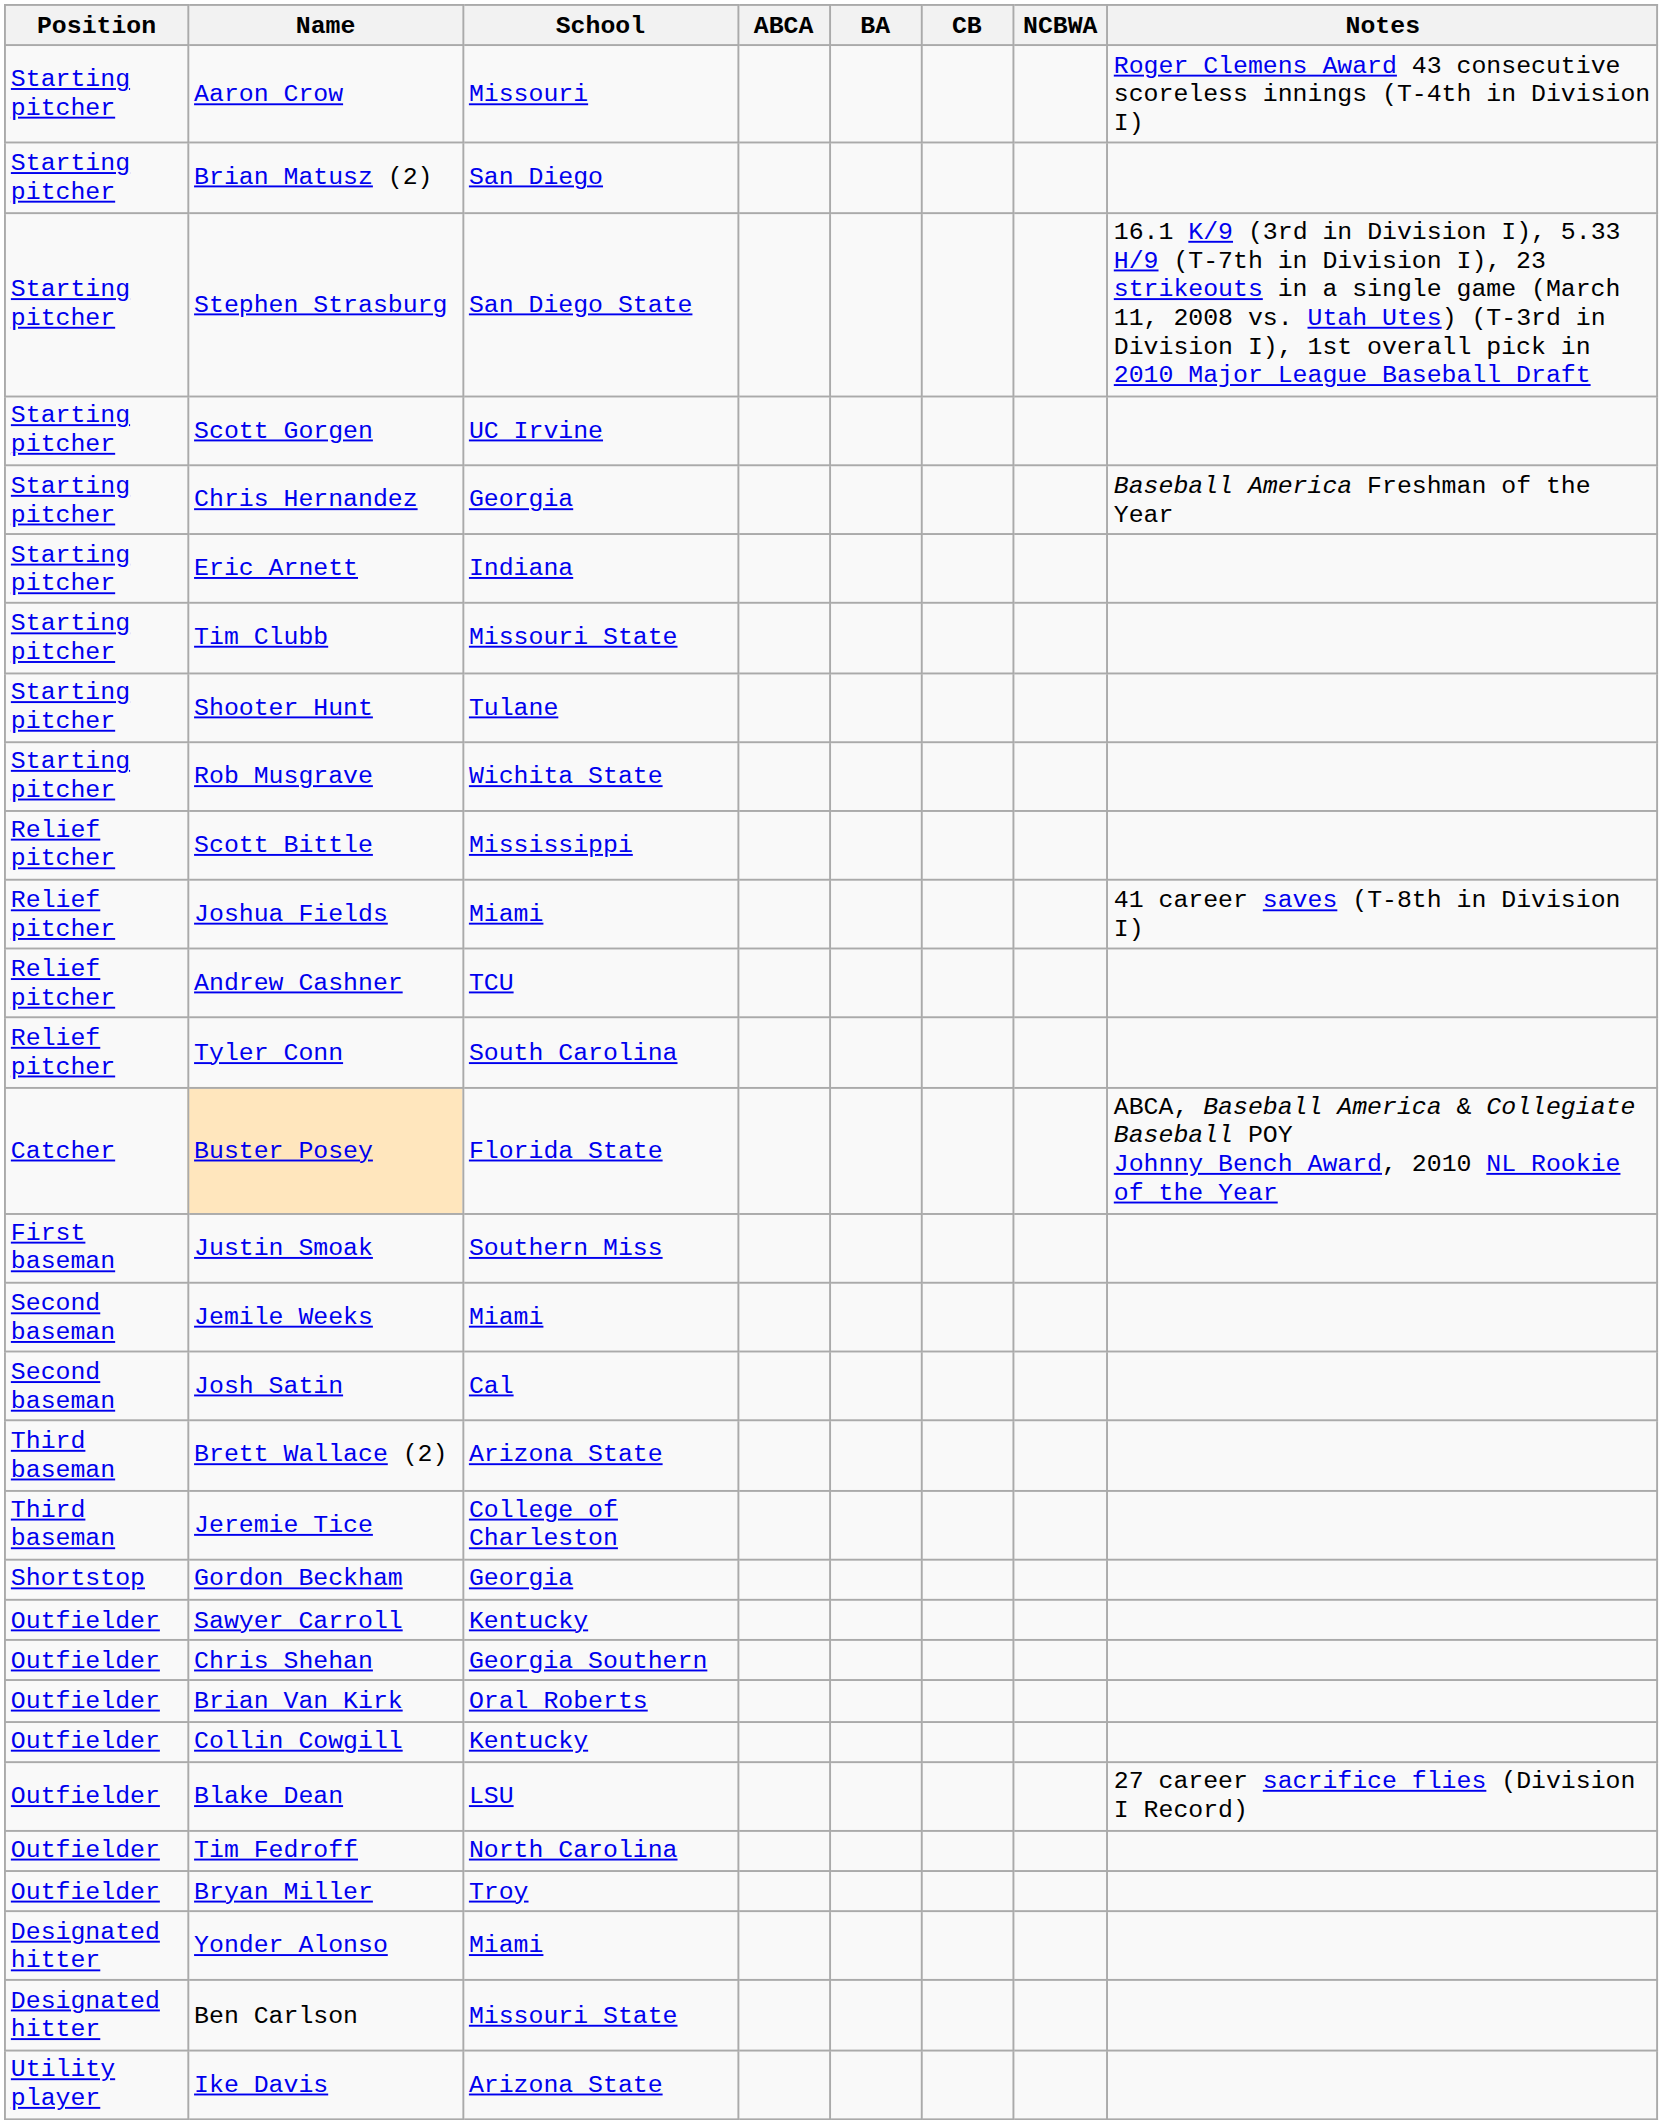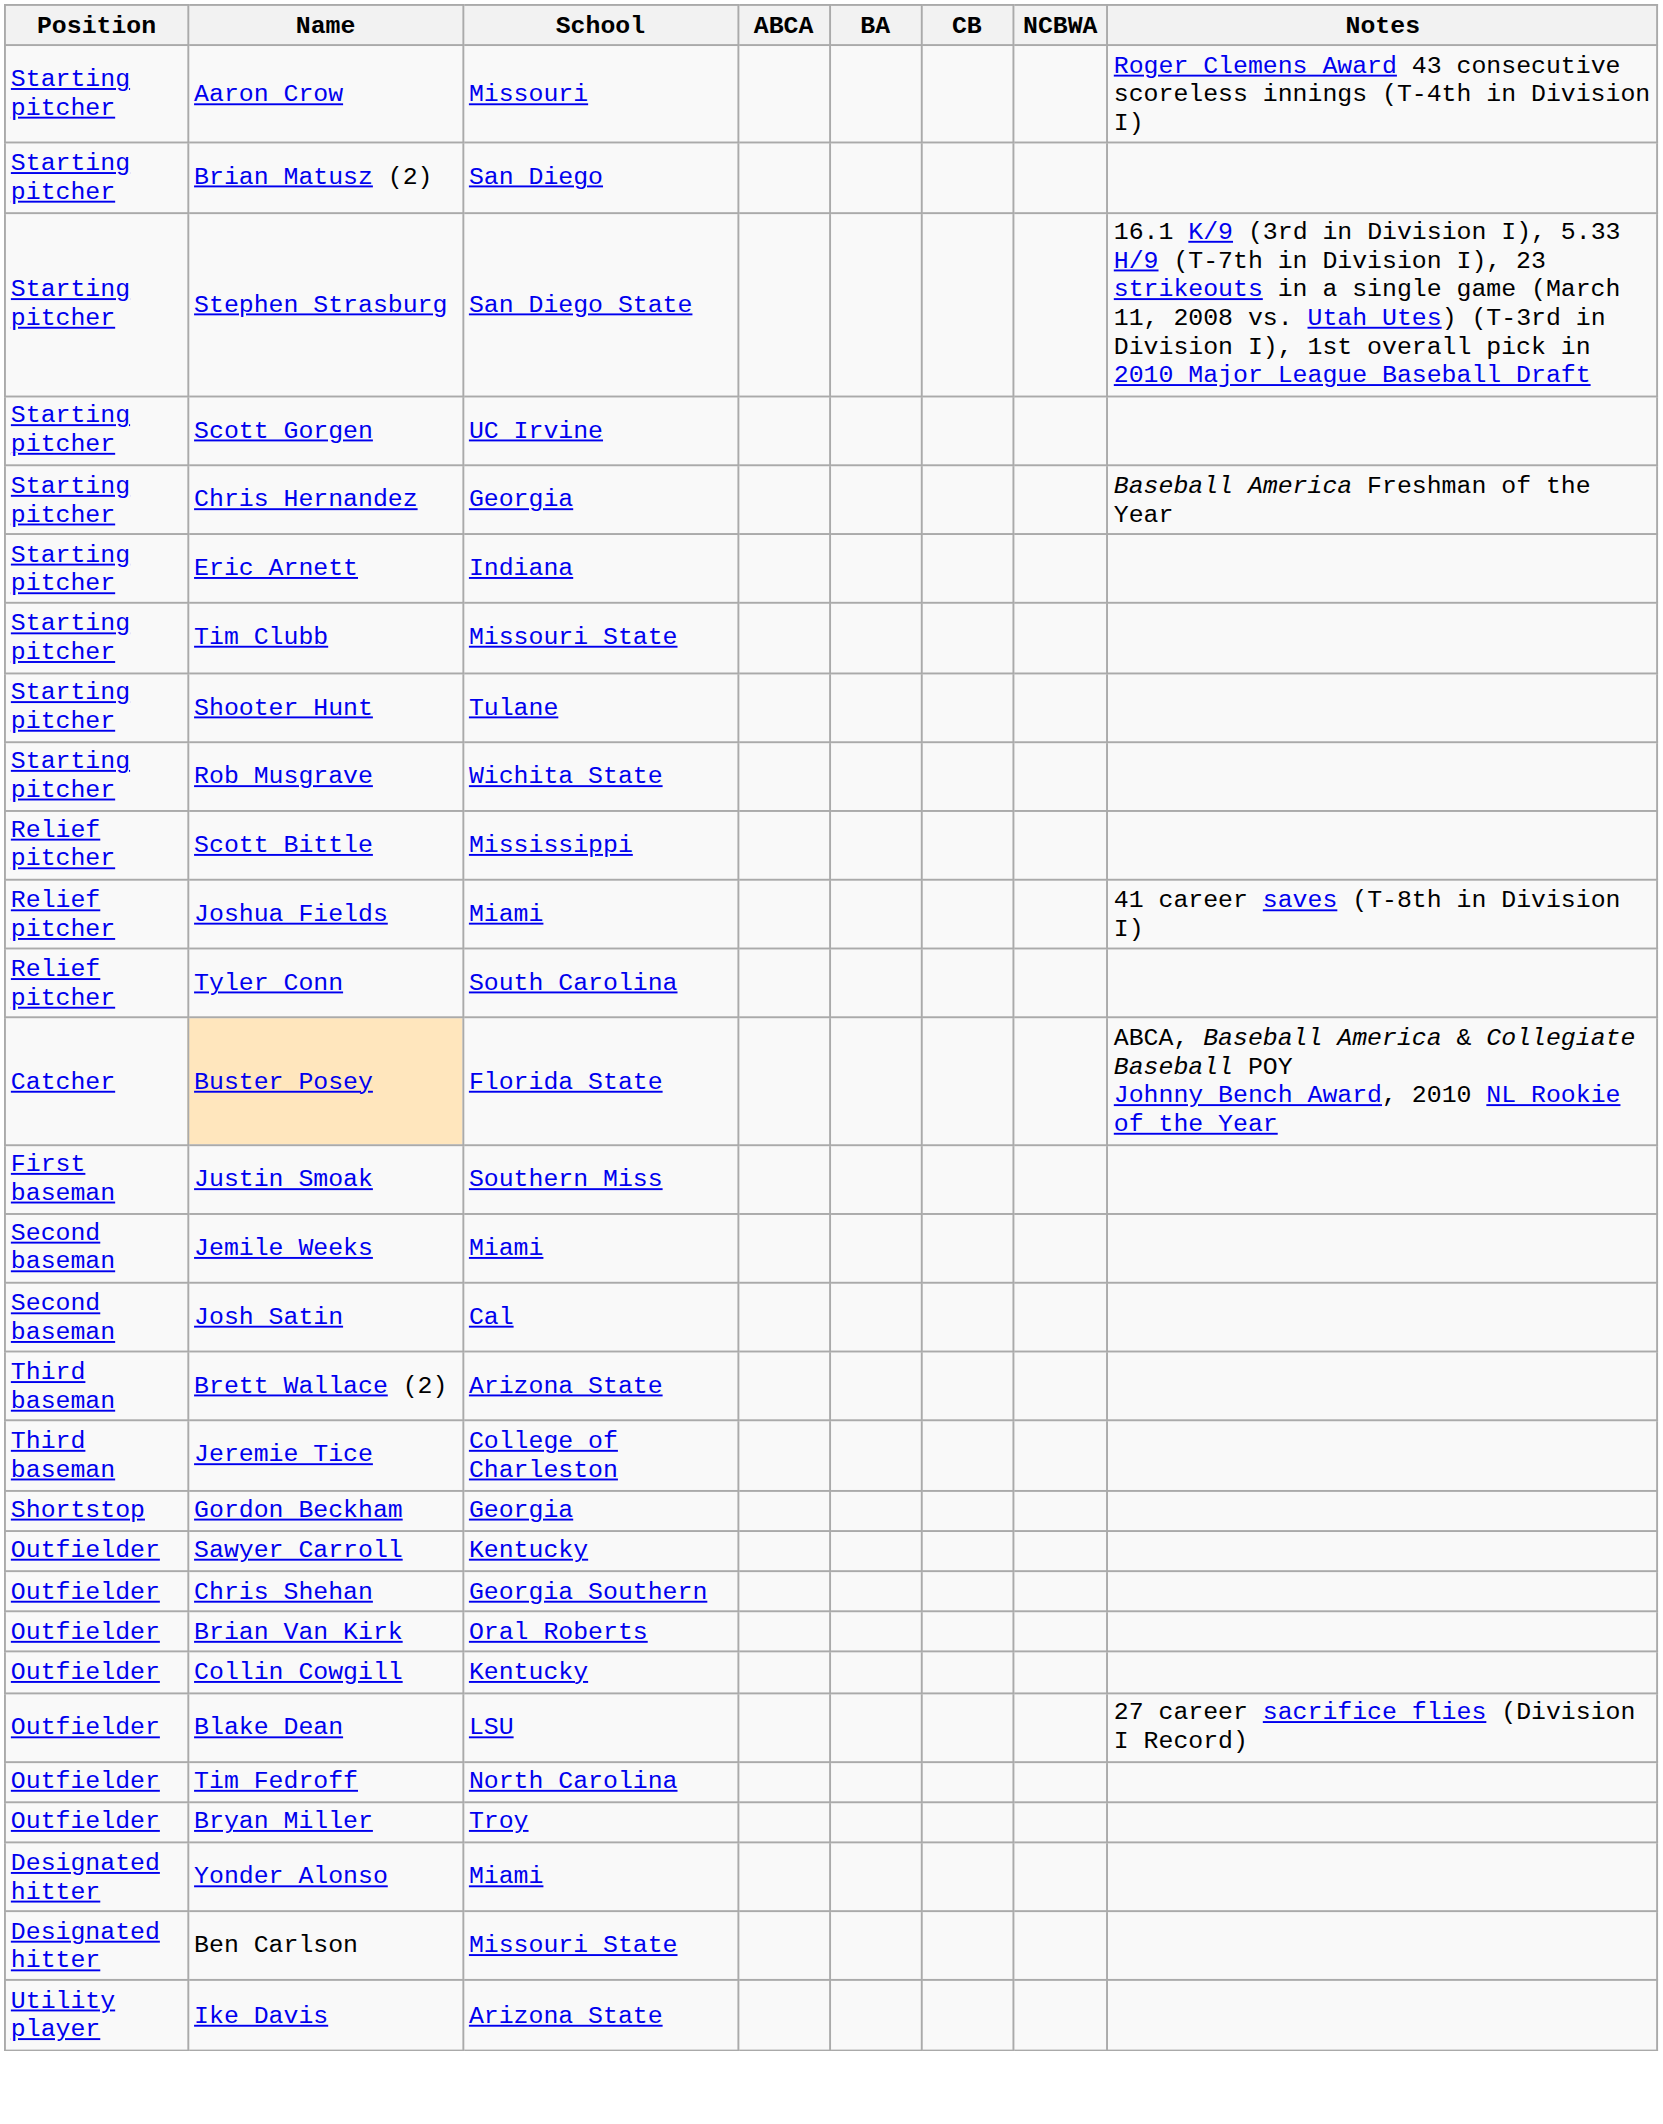- row: (298, 984)
